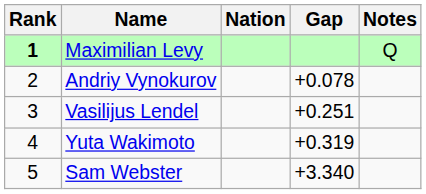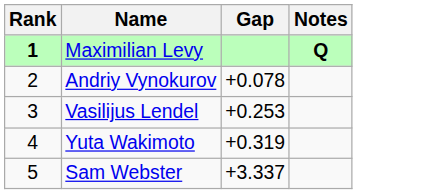- column: (255, 19)
(390, 50) normal -> (321, 50) bold
(324, 111) +0.251 -> (255, 111) +0.253
(324, 173) +3.340 -> (255, 173) +3.337
